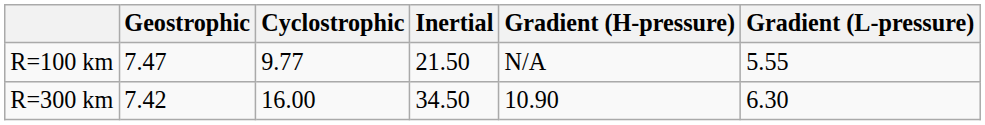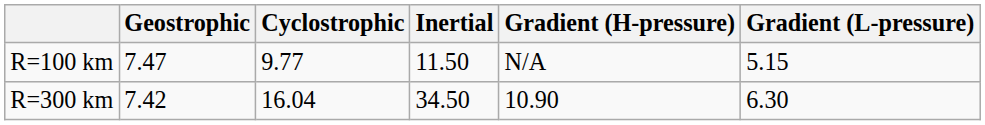(443, 61) 21.50 -> (442, 61) 11.50
(767, 61) 5.55 -> (767, 61) 5.15
(288, 100) 16.00 -> (288, 100) 16.04
